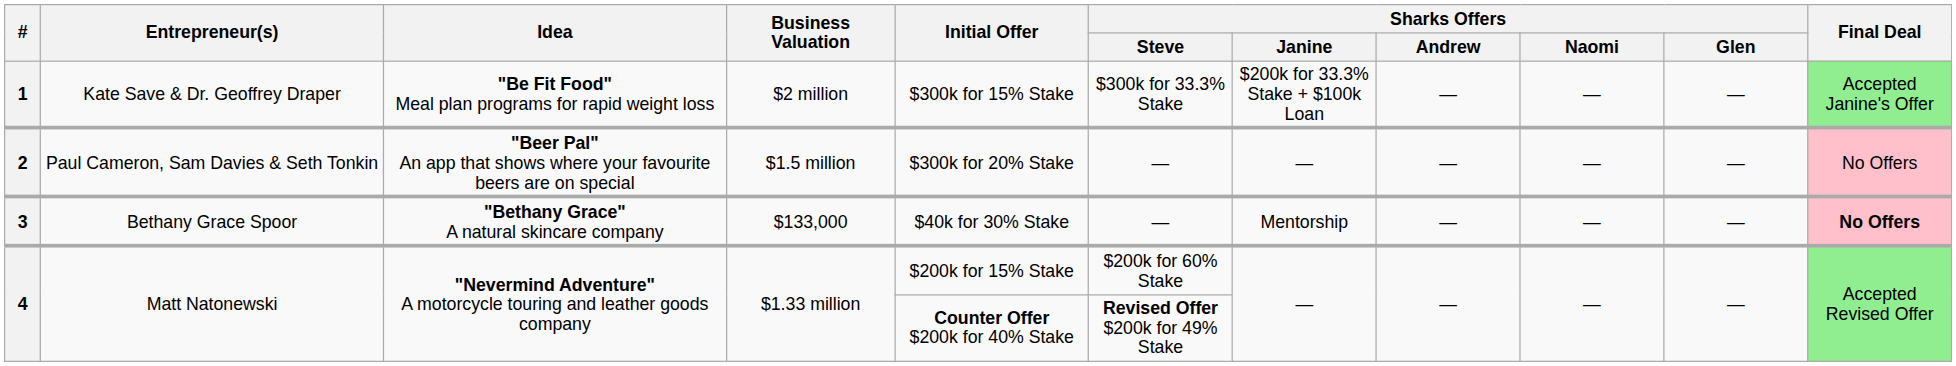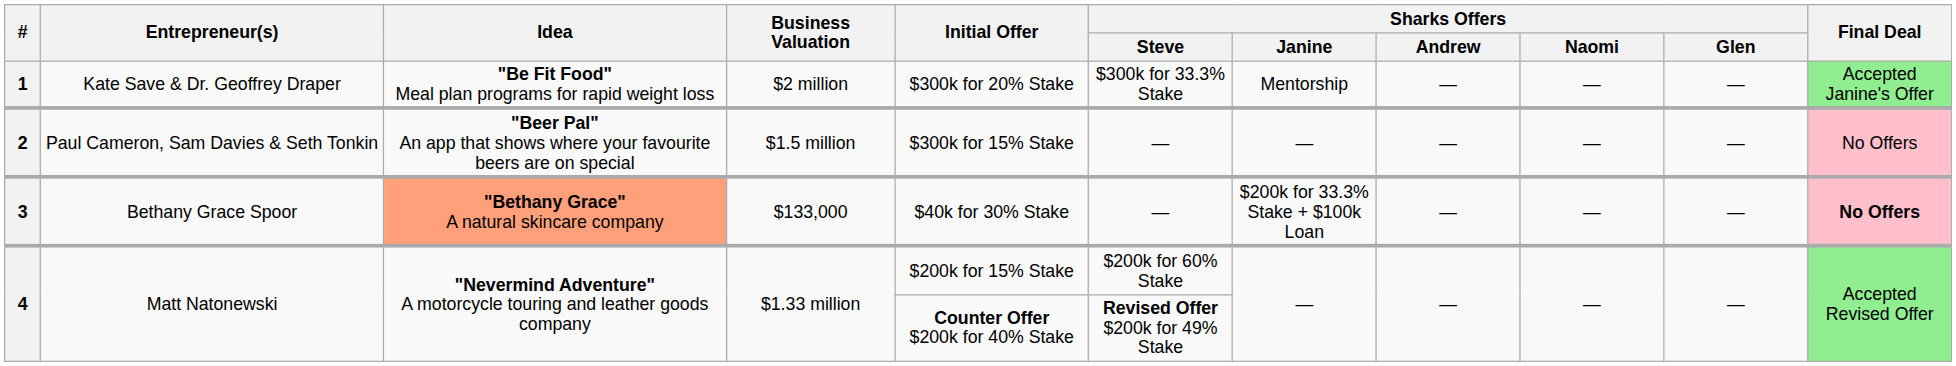(992, 95) $300k for 15% Stake -> (992, 85) $300k for 20% Stake
(1304, 95) $200k for 33.3% Stake + $100k Loan -> (1304, 85) Mentorship
(992, 163) $300k for 20% Stake -> (992, 144) $300k for 15% Stake
(555, 222) no background -> (555, 212) lightsalmon background
(1304, 222) Mentorship -> (1304, 212) $200k for 33.3% Stake + $100k Loan
